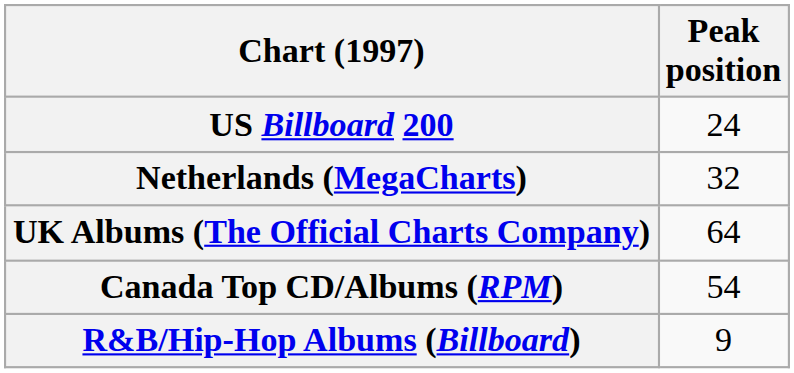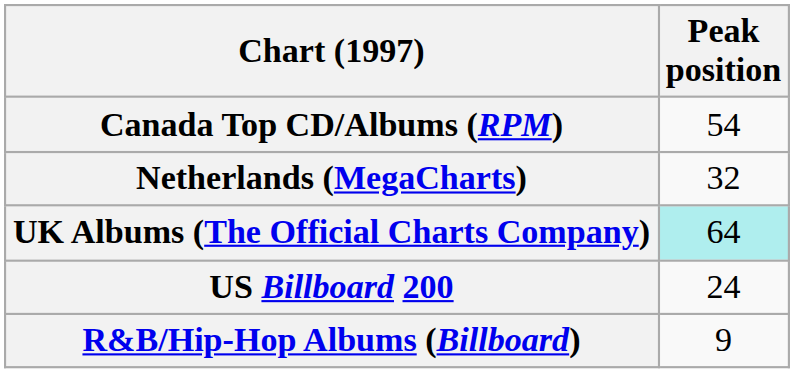rows swapped: (331, 286) <-> (331, 123)
(724, 232) no background -> (724, 232) paleturquoise background
